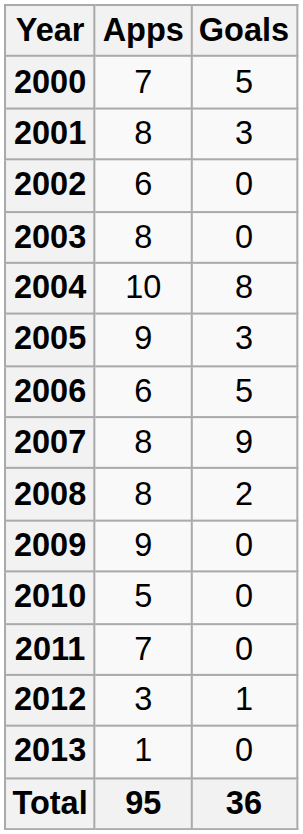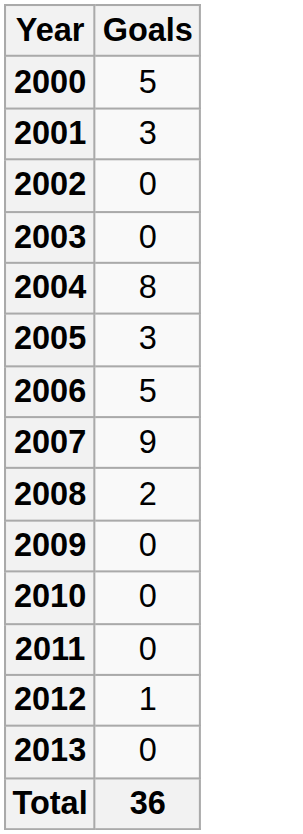- column: (143, 30)
